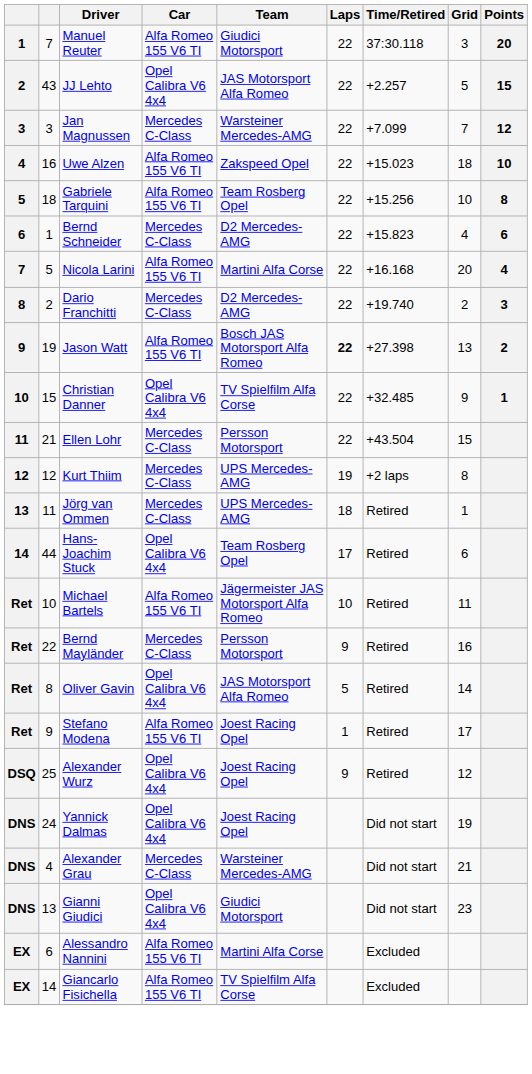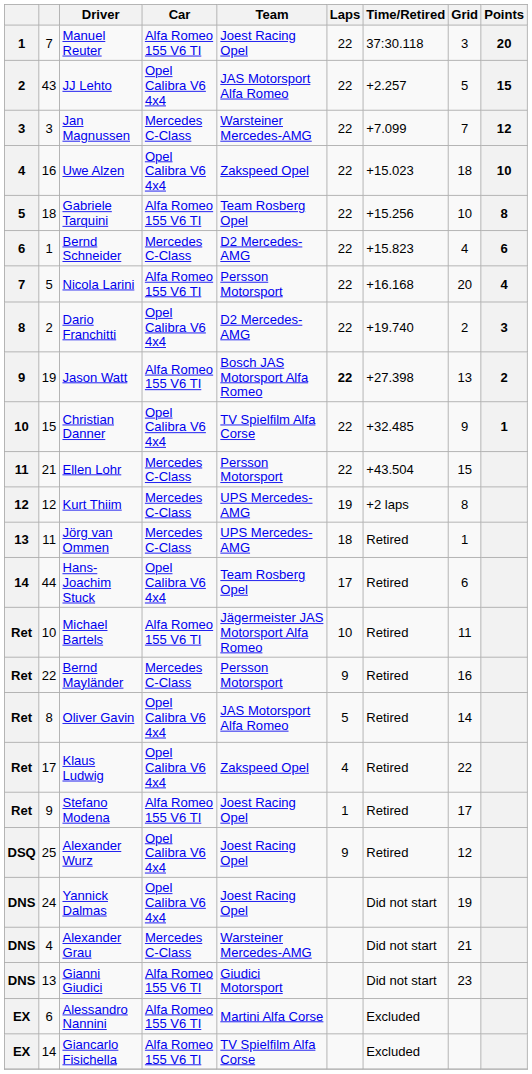(252, 43) Giudici Motorsport -> (258, 43) Joest Racing Opel
(179, 164) Alfa Romeo 155 V6 TI -> (175, 171) Opel Calibra V6 4x4
(272, 269) Martini Alfa Corse -> (252, 284) Persson Motorsport
(174, 305) Mercedes C-Class -> (175, 327) Opel Calibra V6 4x4
+ row: (83, 768)
(175, 909) Opel Calibra V6 4x4 -> (179, 981) Alfa Romeo 155 V6 TI
